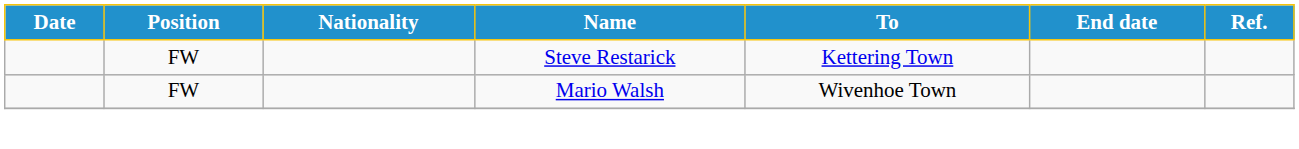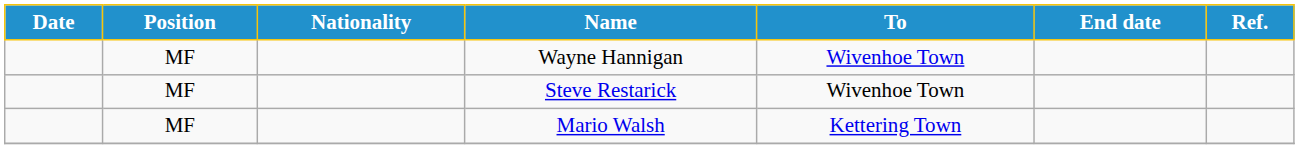+ row: (611, 56)
(183, 56) FW -> (180, 91) MF
(887, 56) Kettering Town -> (895, 91) Wivenhoe Town
(183, 91) FW -> (180, 126) MF
(887, 91) Wivenhoe Town -> (895, 126) Kettering Town
